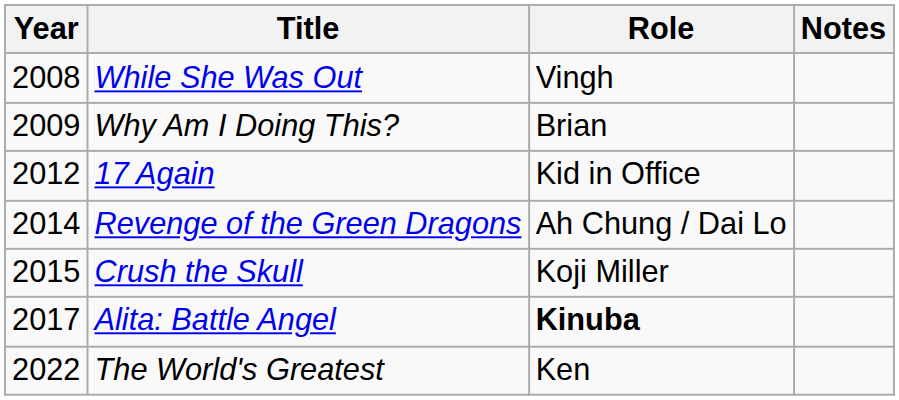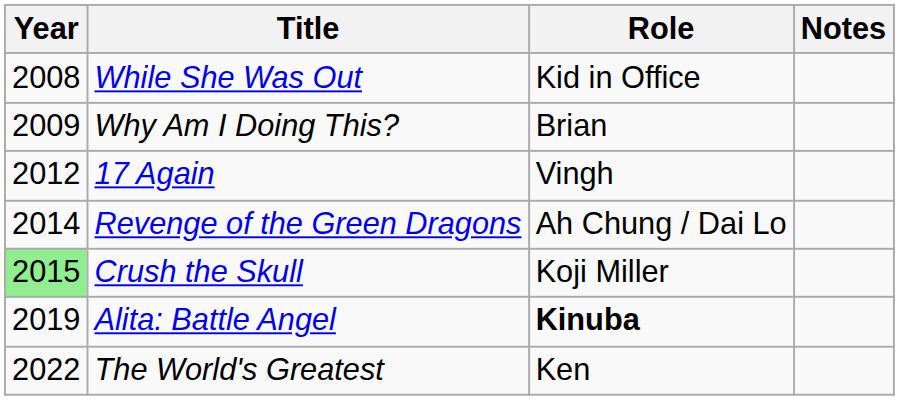(575, 77) Vingh -> (618, 77) Kid in Office
(618, 175) Kid in Office -> (575, 175) Vingh
(46, 272) no background -> (46, 272) lightgreen background
(46, 321) 2017 -> (46, 321) 2019
